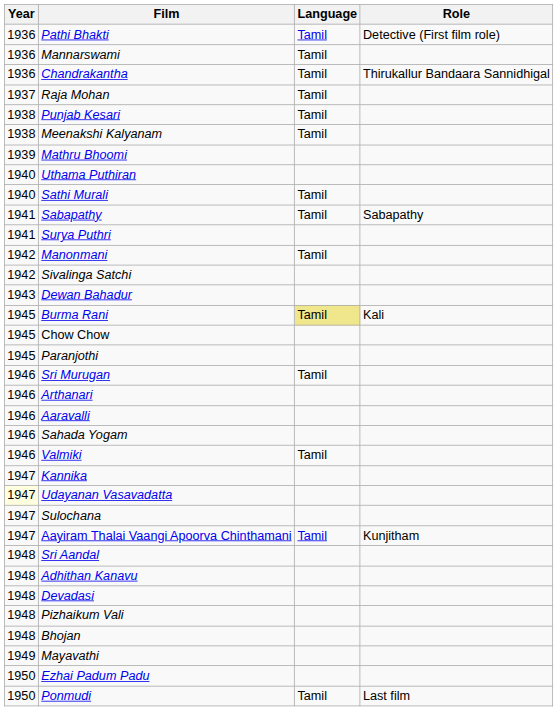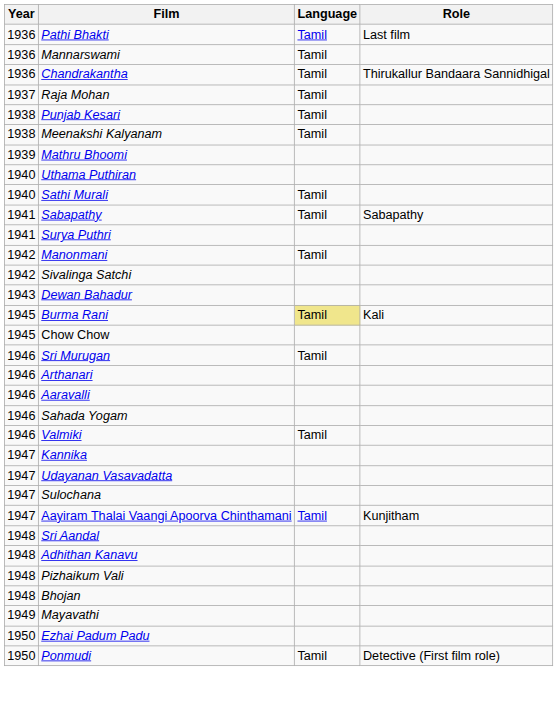(431, 34) Detective (First film role) -> (387, 34) Last film
- row: (70, 355)
(21, 495) lightyellow background -> (21, 475) no background
- row: (68, 595)
(387, 696) Last film -> (431, 656) Detective (First film role)
